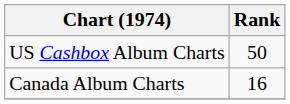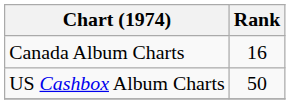rows swapped: (97, 83) <-> (117, 51)
